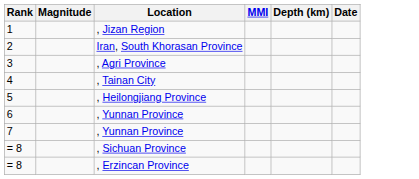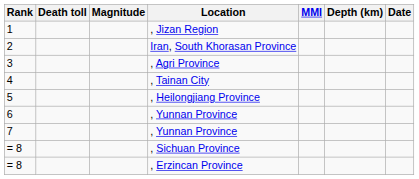+ column: (62, 13)
